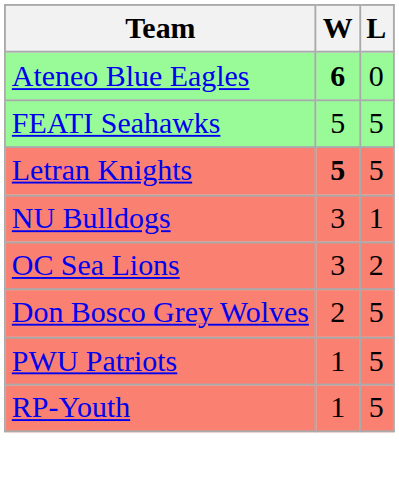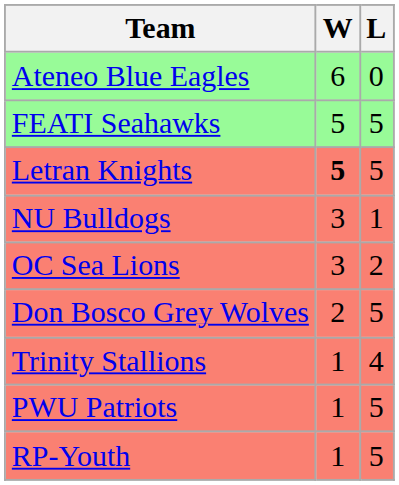(338, 75) bold -> (338, 75) normal
+ row: (109, 360)
